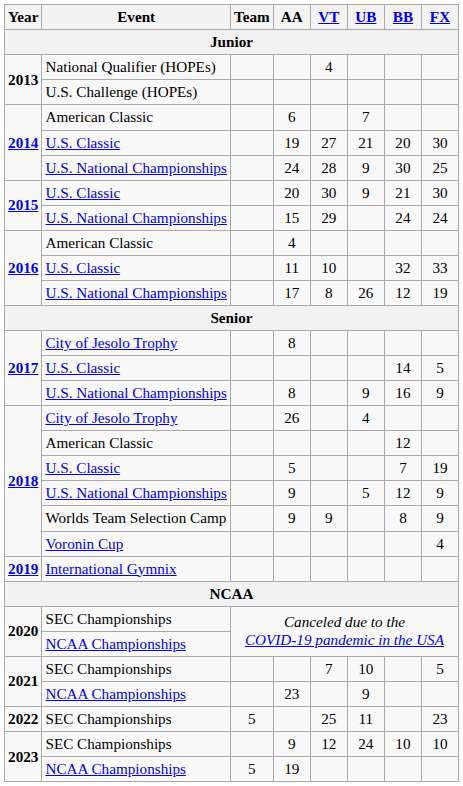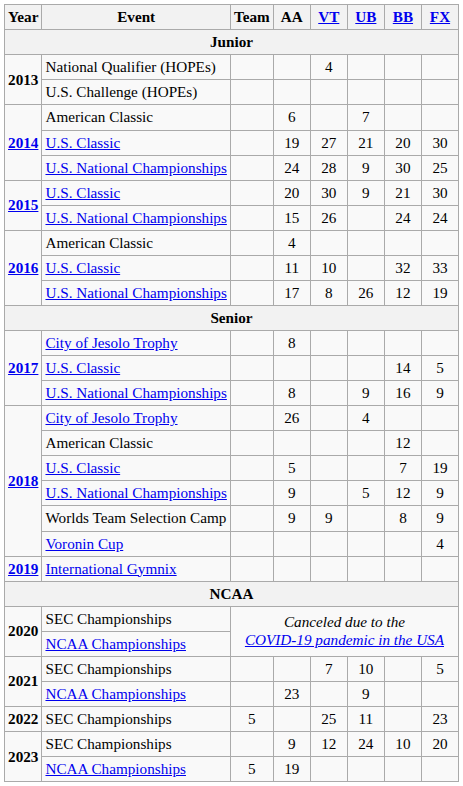(329, 217) 29 -> (329, 217) 26
(440, 744) 10 -> (440, 744) 20
